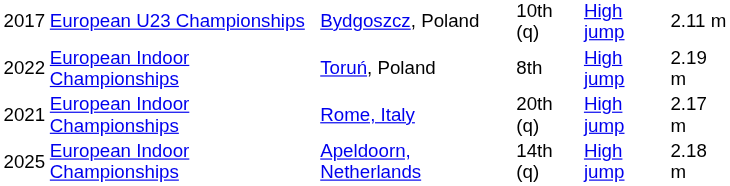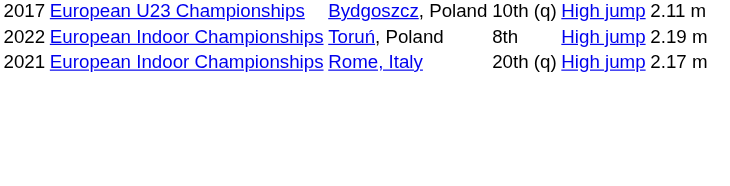- row: (371, 161)
